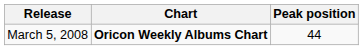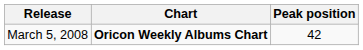(314, 34) 44 -> (314, 34) 42
